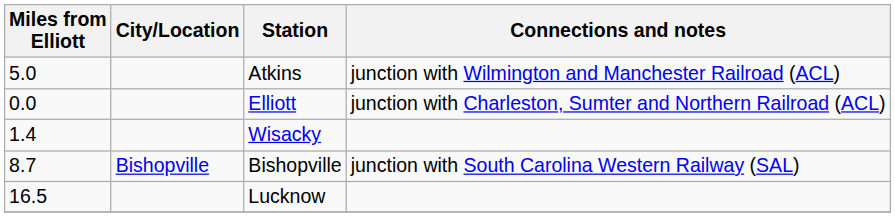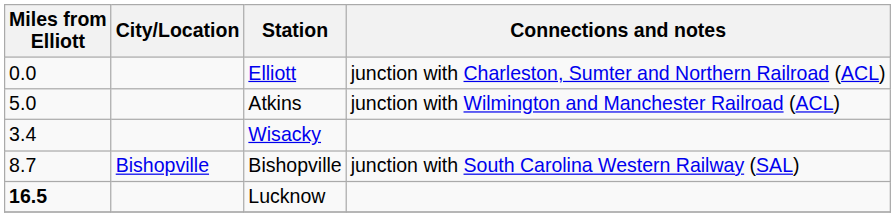rows swapped: (275, 72) <-> (272, 103)
(23, 134) 1.4 -> (23, 134) 3.4
(28, 196) normal -> (28, 196) bold
